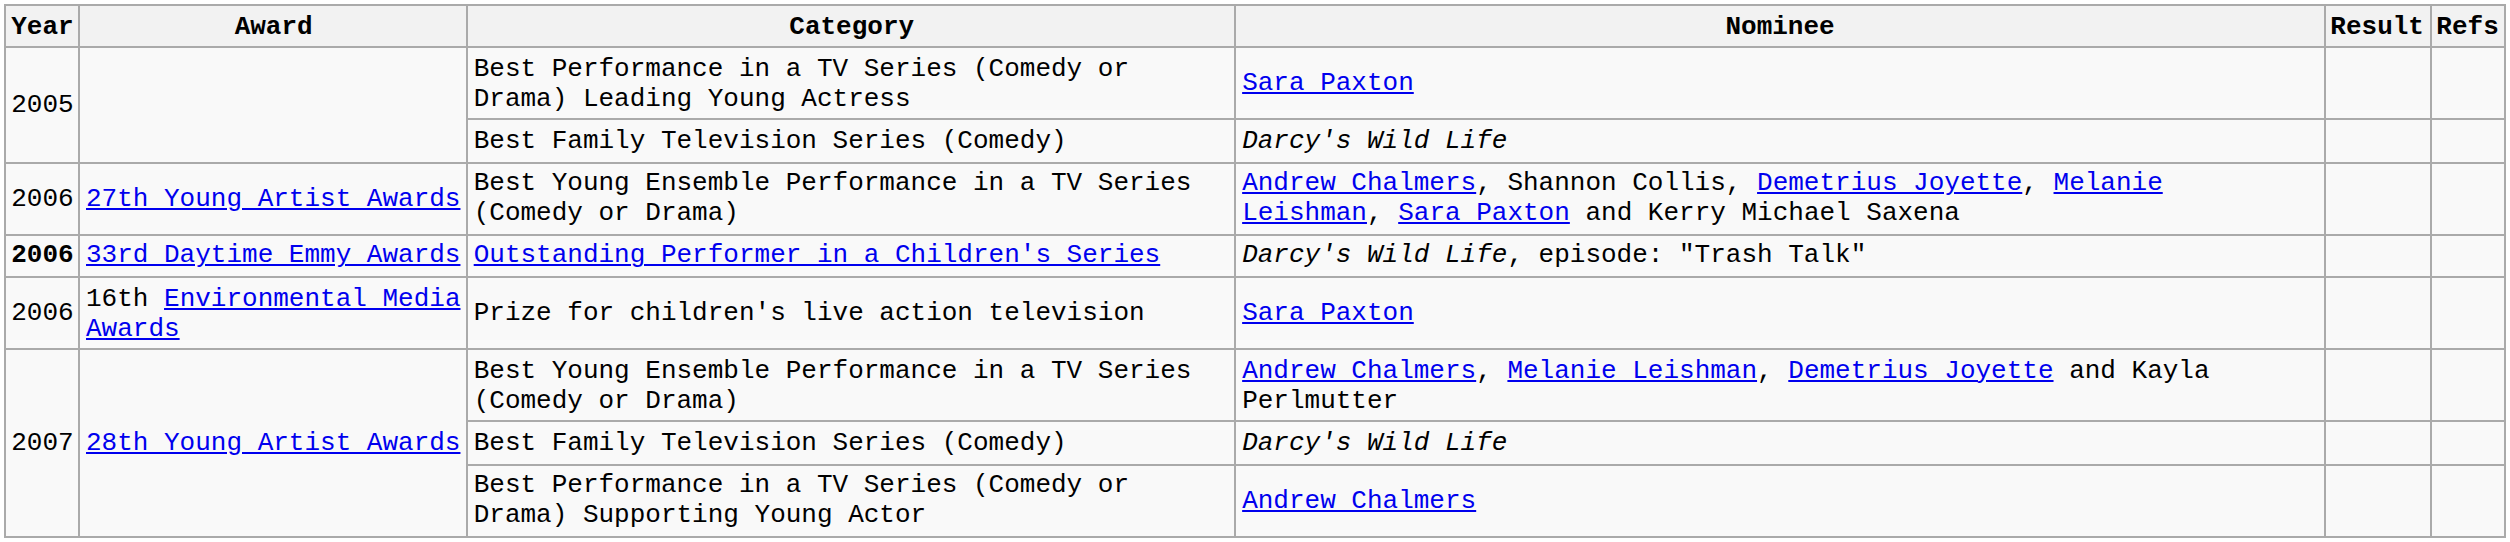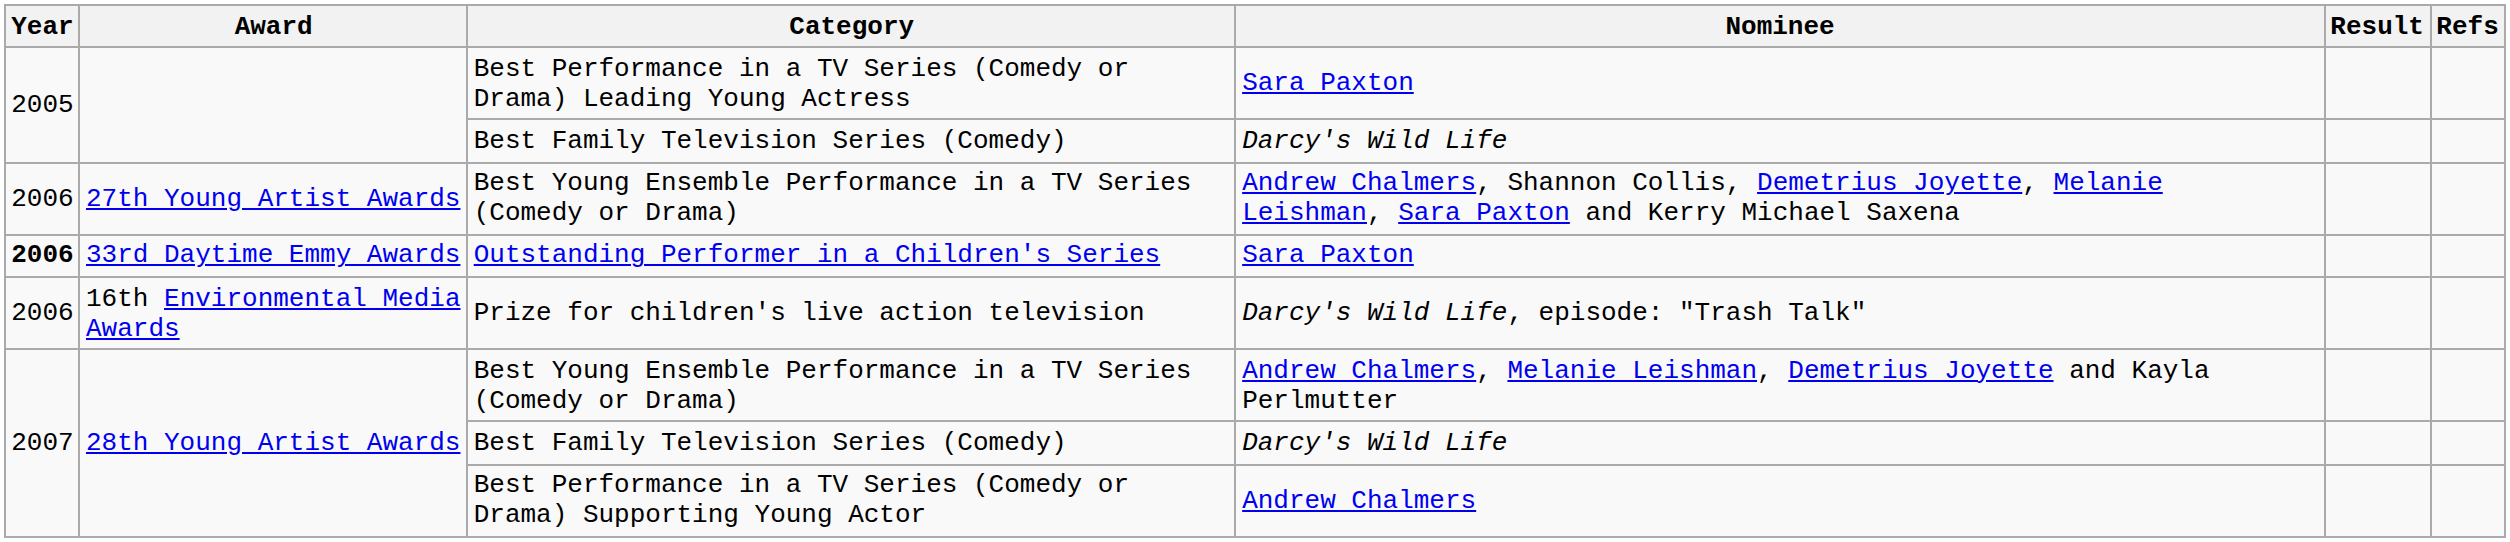(1554, 256) Darcy's Wild Life, episode: "Trash Talk" -> (1328, 256) Sara Paxton
(1328, 313) Sara Paxton -> (1554, 313) Darcy's Wild Life, episode: "Trash Talk"
